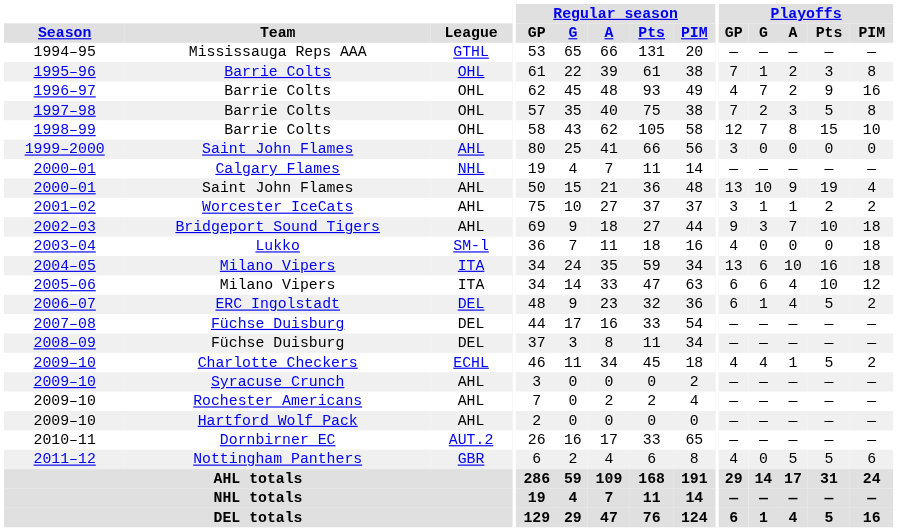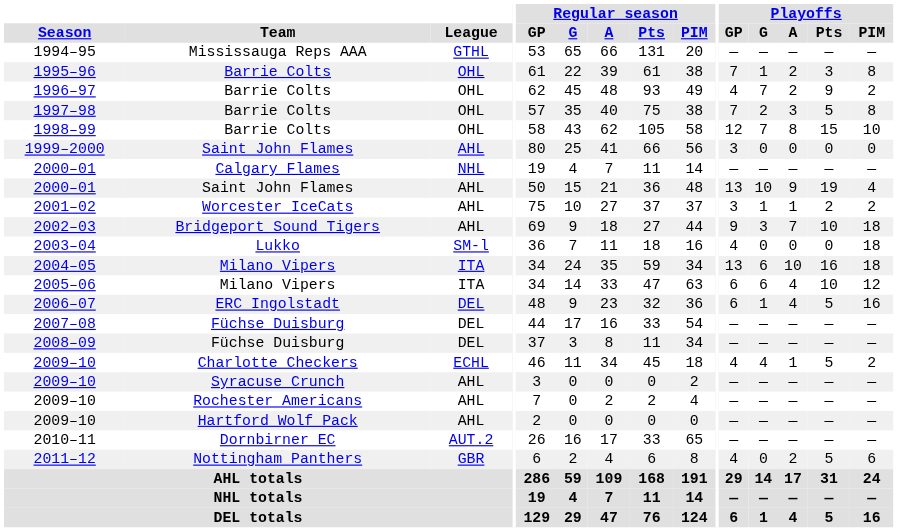(872, 91) 16 -> (872, 91) 2
(872, 304) 2 -> (872, 304) 16
(793, 459) 5 -> (793, 459) 2
